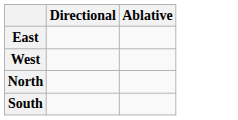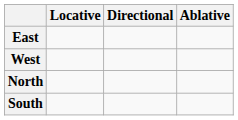+ column: (75, 15)
